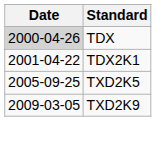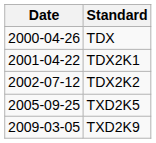(44, 37) lightgrey background -> (44, 37) no background
+ row: (113, 82)
